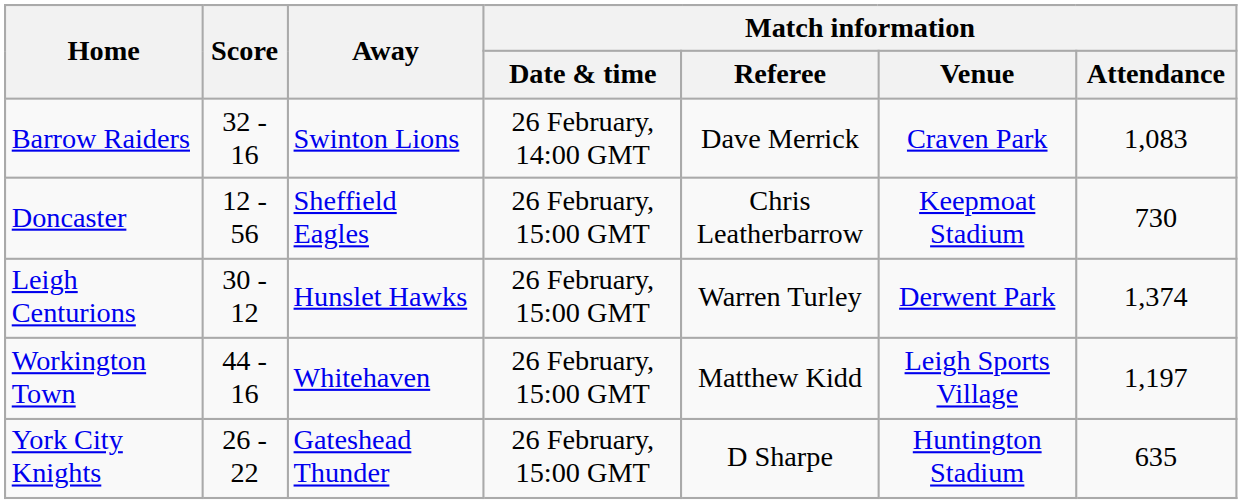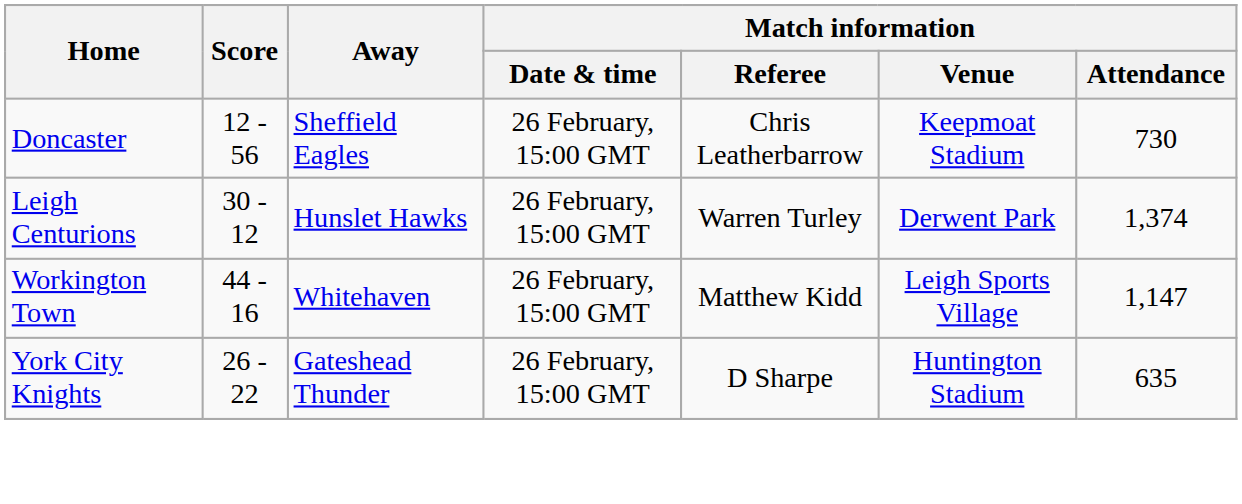- row: (101, 137)
(1156, 377) 1,197 -> (1156, 297) 1,147
